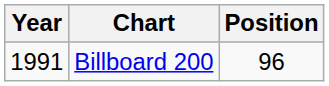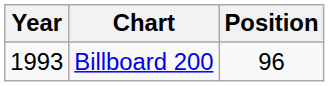(37, 61) 1991 -> (37, 61) 1993
